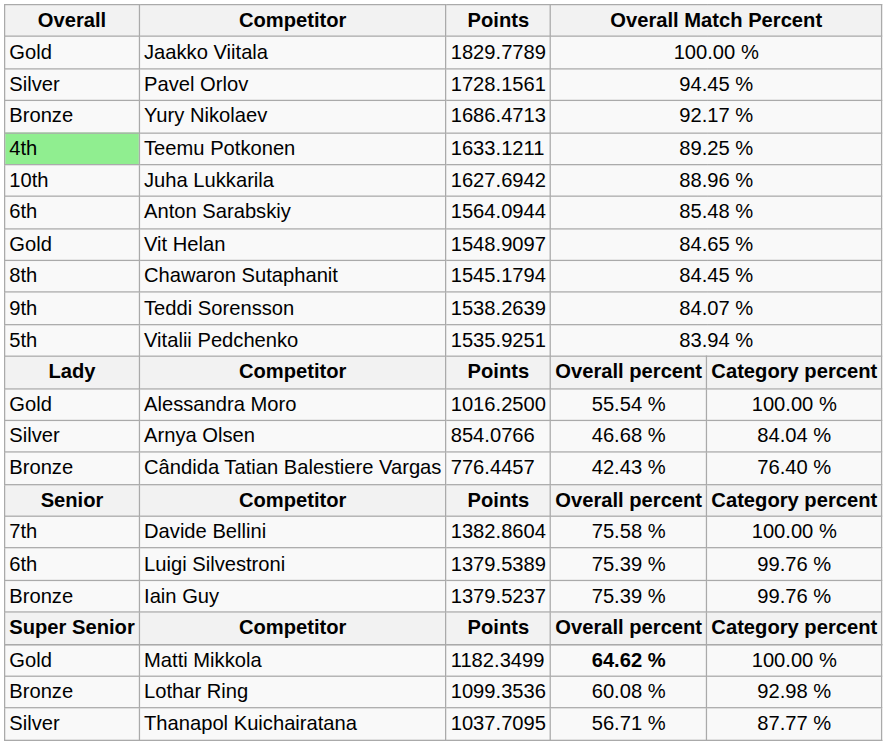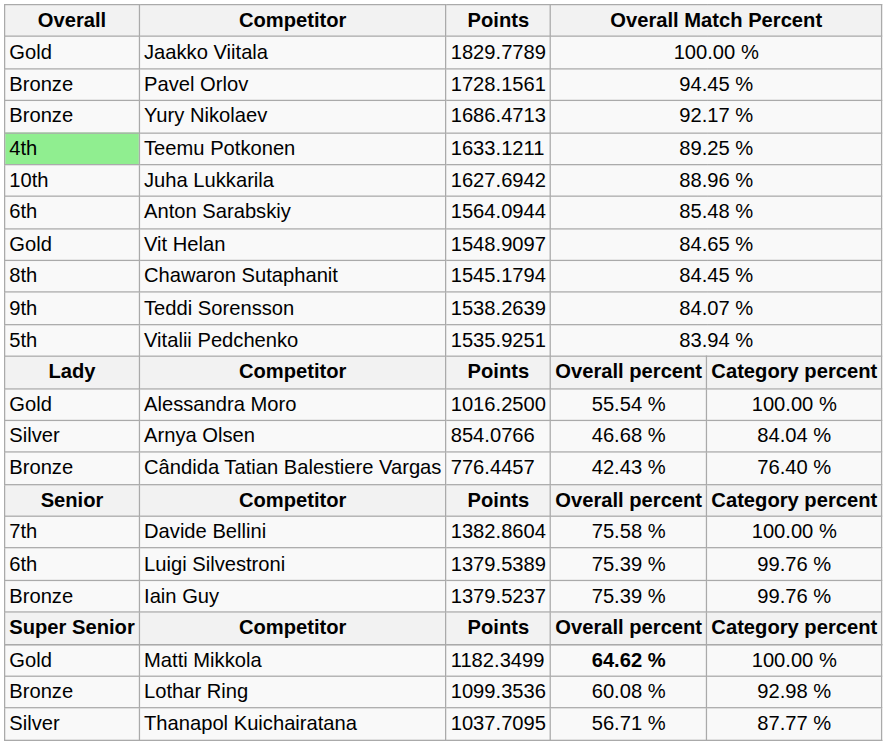(34, 84) Silver -> (41, 84) Bronze
